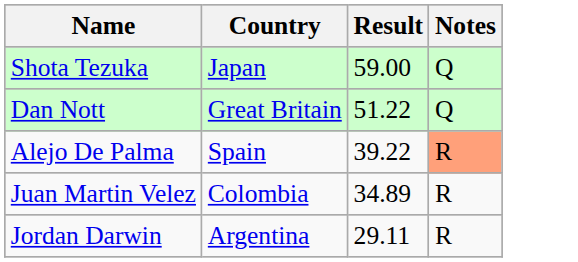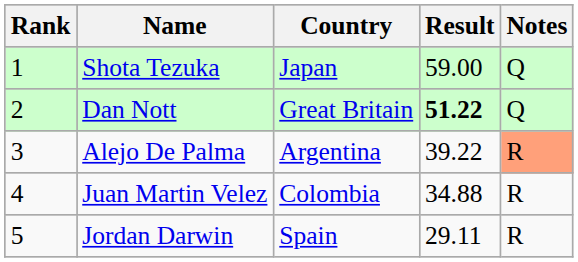+ column: (41, 25)
(382, 109) normal -> (454, 109) bold
(237, 152) Spain -> (330, 152) Argentina
(382, 194) 34.89 -> (454, 194) 34.88
(259, 236) Argentina -> (308, 236) Spain
